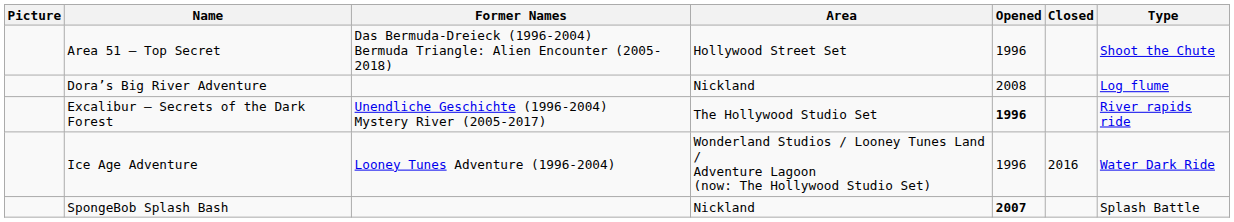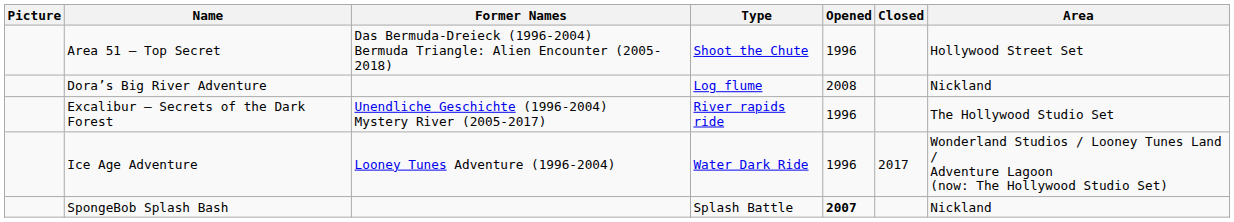columns swapped: (1163, 15) <-> (842, 15)
(1011, 114) bold -> (841, 114) normal
(1063, 164) 2016 -> (893, 164) 2017
